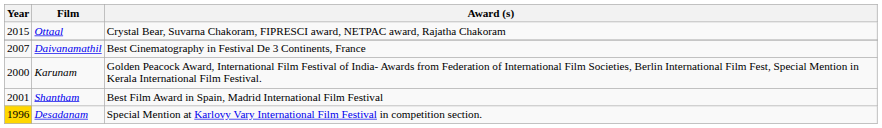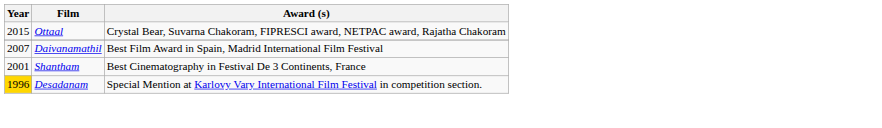(236, 48) Best Cinematography in Festival De 3 Continents, France -> (245, 48) Best Film Award in Spain, Madrid International Film Festival
- row: (56, 72)
(245, 97) Best Film Award in Spain, Madrid International Film Festival -> (236, 66) Best Cinematography in Festival De 3 Continents, France
